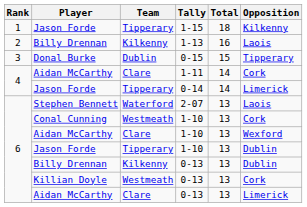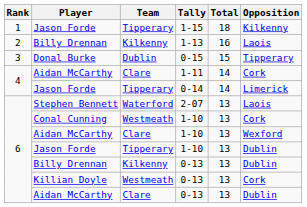(266, 195) Limerick -> (260, 195) Dublin
